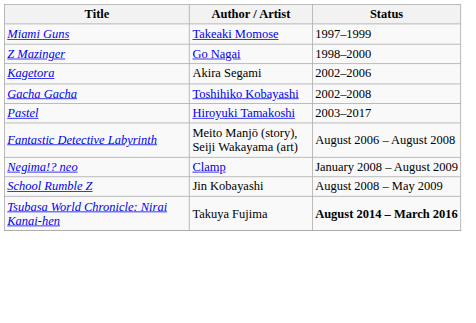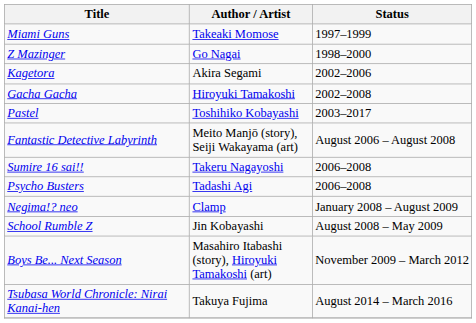(246, 93) Toshihiko Kobayashi -> (244, 93) Hiroyuki Tamakoshi
(244, 113) Hiroyuki Tamakoshi -> (246, 113) Toshihiko Kobayashi
+ row: (46, 166)
+ row: (46, 186)
+ row: (64, 260)
(386, 213) bold -> (384, 301) normal
